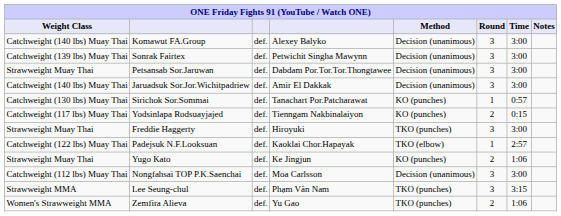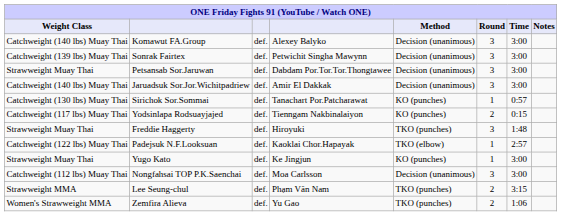(519, 129) 3:00 -> (519, 129) 1:48
(492, 159) 2 -> (492, 159) 1
(519, 159) 1:06 -> (519, 159) 3:00
(492, 188) 3 -> (492, 188) 2
